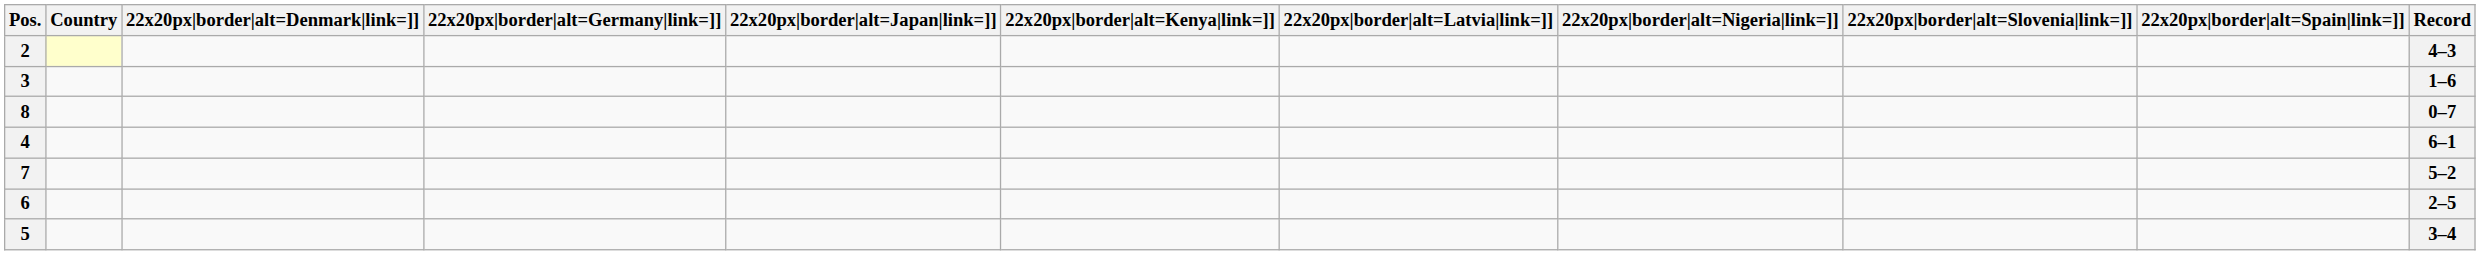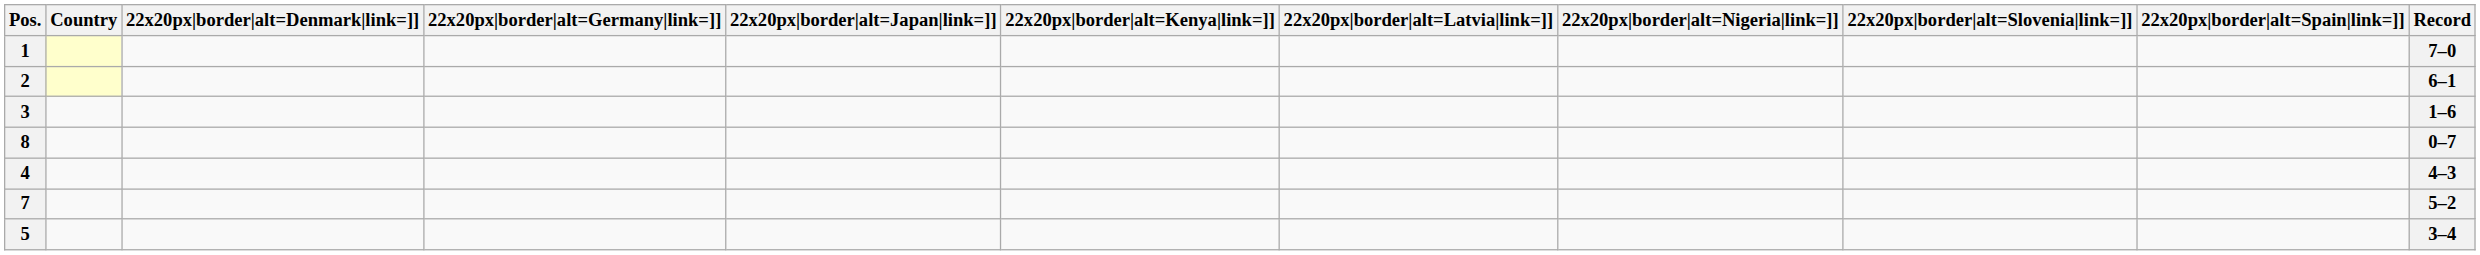+ row: (25, 50)
(2442, 50) 4–3 -> (2442, 81) 6–1
(2442, 142) 6–1 -> (2442, 173) 4–3
- row: (25, 204)
